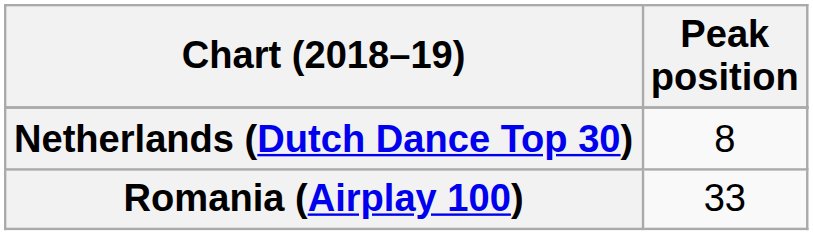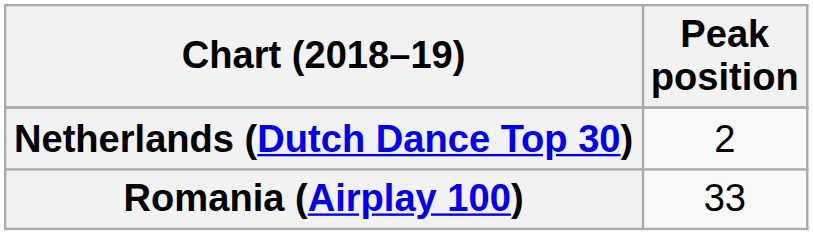(725, 137) 8 -> (725, 137) 2
